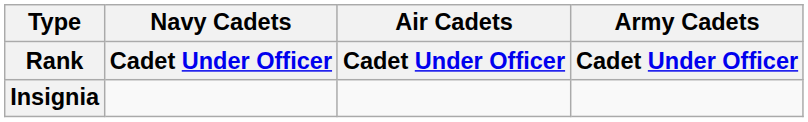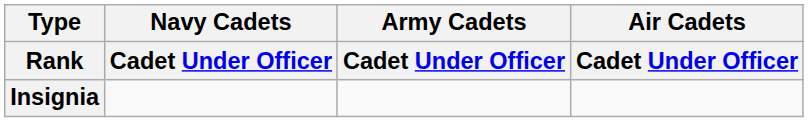columns swapped: (687, 60) <-> (454, 60)
